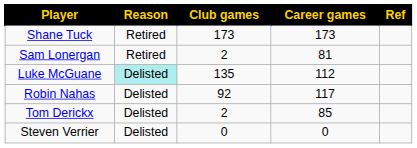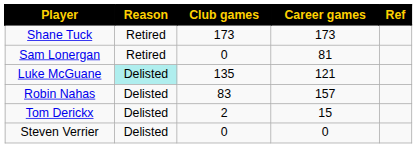(224, 54) 2 -> (224, 54) 0
(325, 74) 112 -> (325, 74) 121
(224, 93) 92 -> (224, 93) 83
(325, 93) 117 -> (325, 93) 157
(325, 113) 85 -> (325, 113) 15
